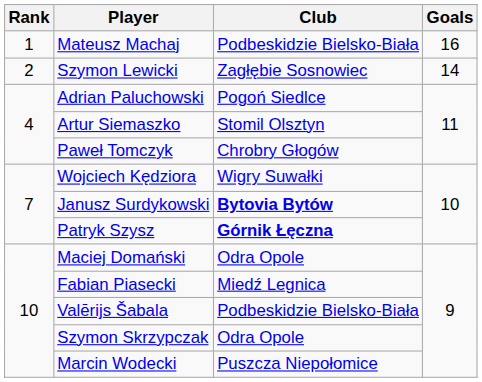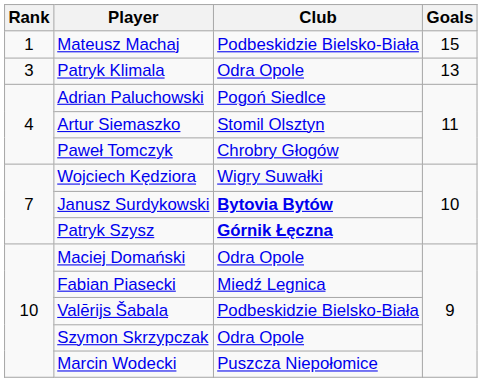(450, 44) 16 -> (450, 44) 15
- row: (117, 71)
+ row: (111, 71)
